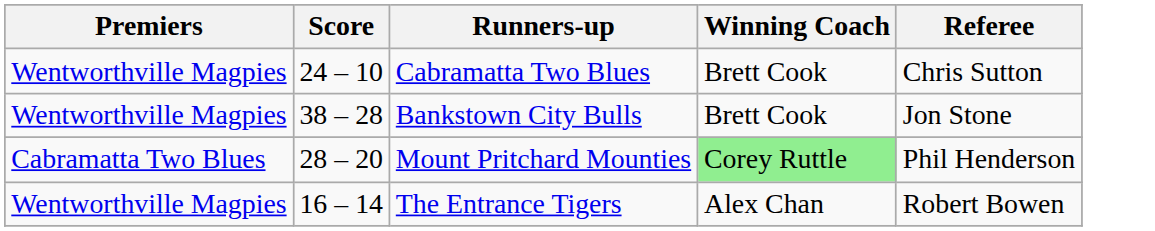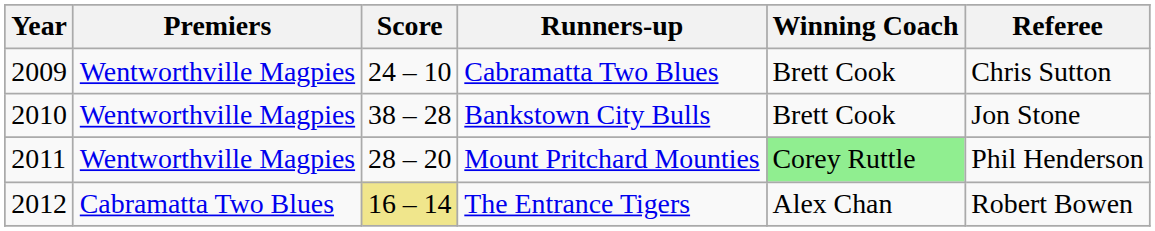+ column: (39, 26)
(138, 159) Cabramatta Two Blues -> (217, 159) Wentworthville Magpies
(149, 203) Wentworthville Magpies -> (207, 203) Cabramatta Two Blues
(341, 203) no background -> (410, 203) khaki background
